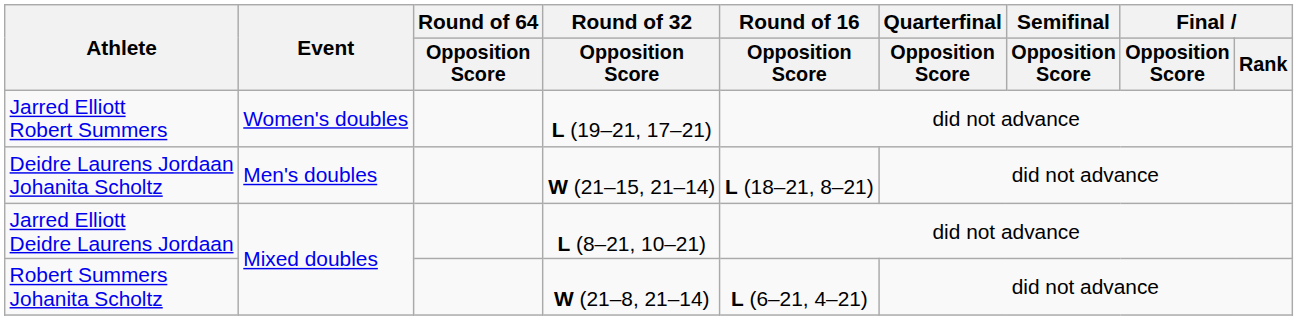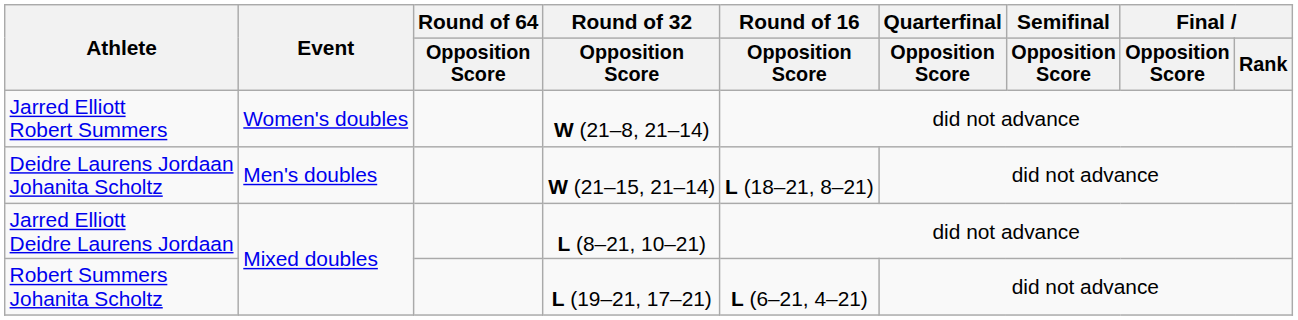(632, 131) L (19–21, 17–21) -> (632, 131) W (21–8, 21–14)
(632, 299) W (21–8, 21–14) -> (632, 299) L (19–21, 17–21)
